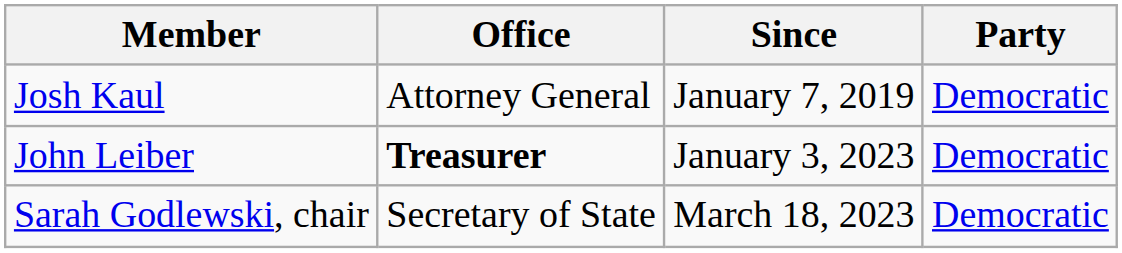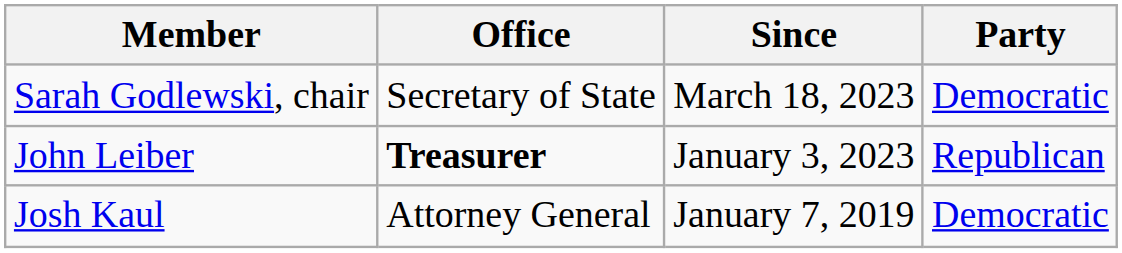rows swapped: (89, 94) <-> (191, 214)
(1020, 154) Democratic -> (1018, 154) Republican
